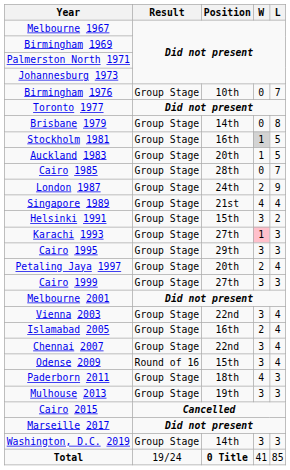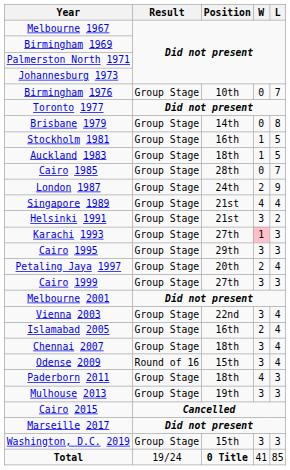(261, 139) lightgrey background -> (261, 139) no background
(227, 155) 20th -> (227, 155) 18th
(227, 219) 15th -> (227, 219) 21st
(227, 346) 22nd -> (227, 346) 18th
(227, 441) 14th -> (227, 441) 15th
